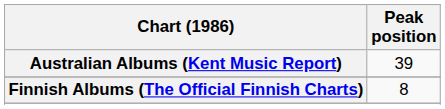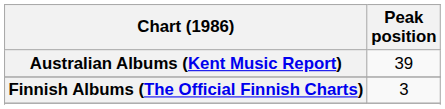(404, 90) 8 -> (404, 90) 3
